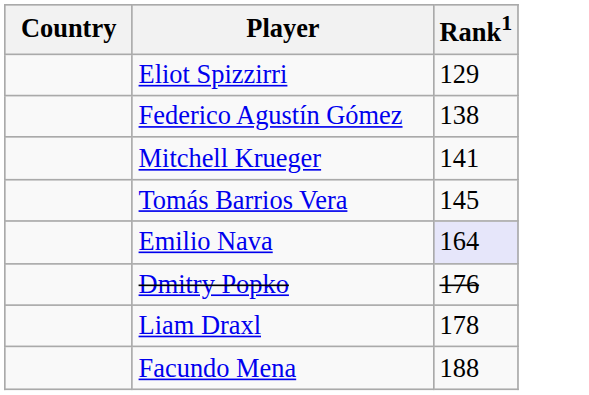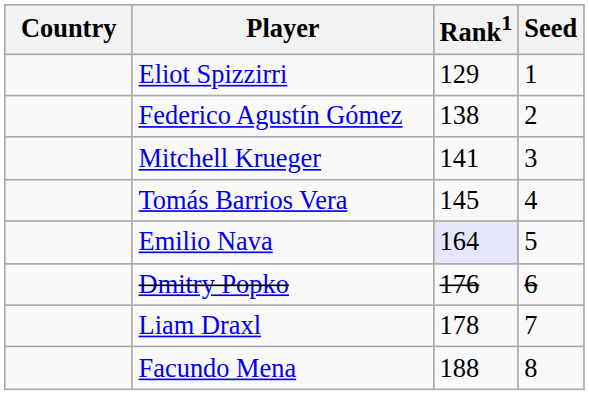+ column: (551, 28)
